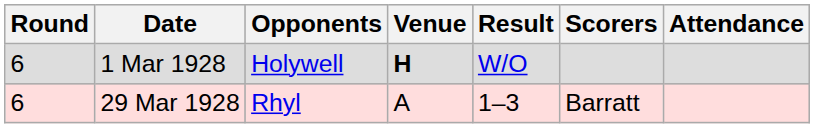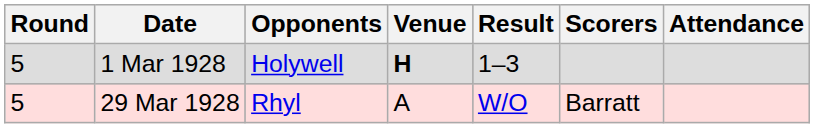(17, 63) 6 -> (17, 63) 5
(503, 63) W/O -> (499, 63) 1–3
(17, 102) 6 -> (17, 102) 5
(499, 102) 1–3 -> (503, 102) W/O
